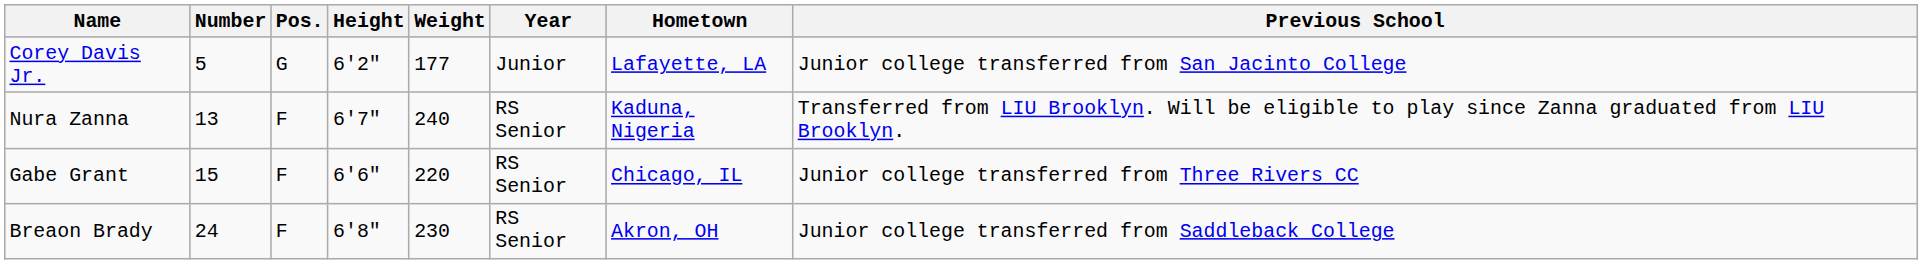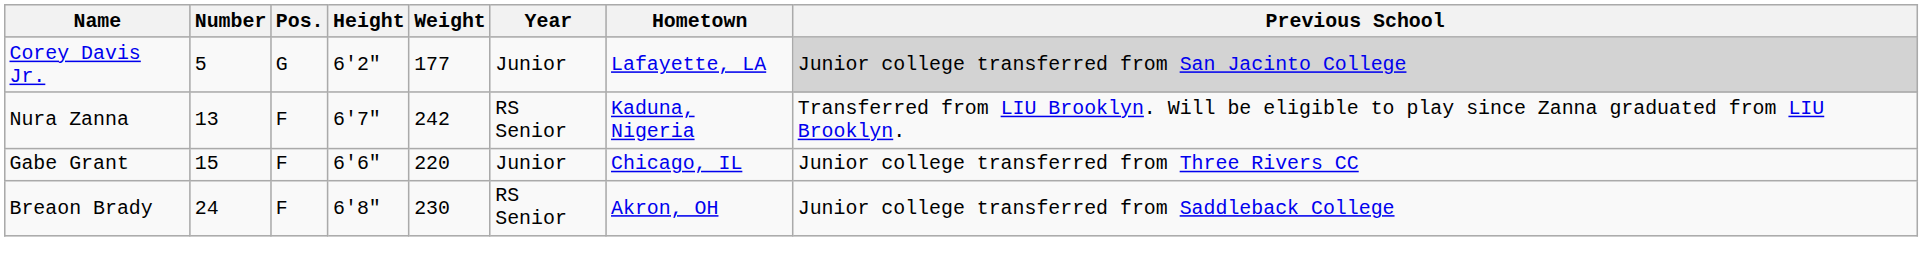(1102, 65) no background -> (1102, 65) lightgrey background
(432, 120) 240 -> (432, 120) 242
(531, 176) RS Senior -> (531, 164) Junior
